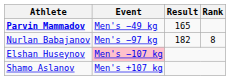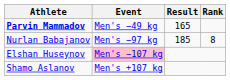(183, 40) 182 -> (183, 40) 185
